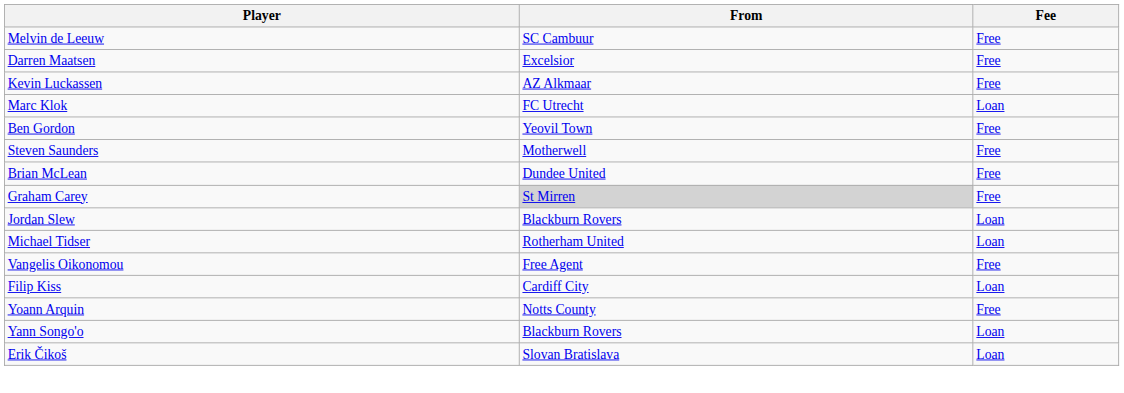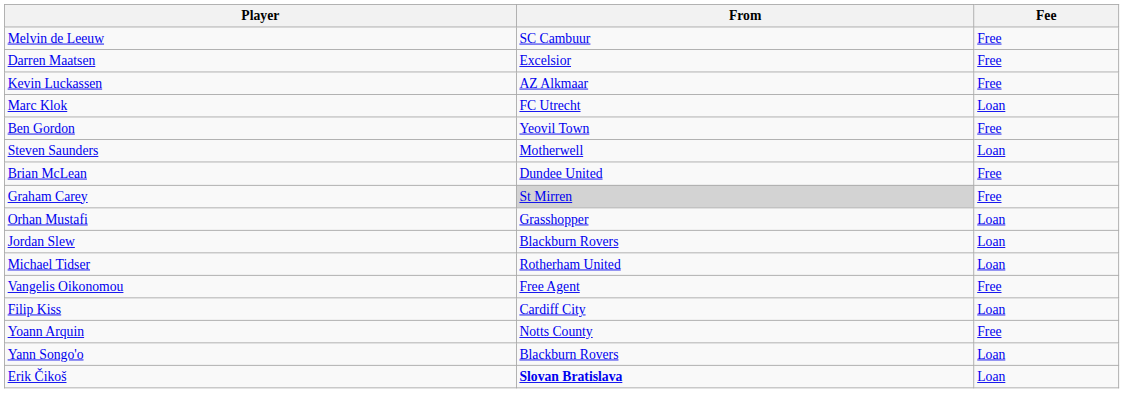(989, 151) Free -> (991, 151) Loan
+ row: (48, 218)
(571, 354) normal -> (571, 376) bold
